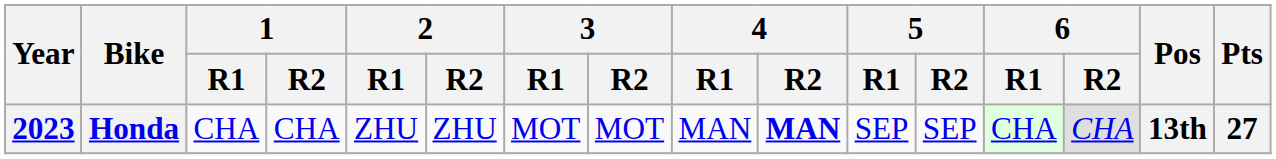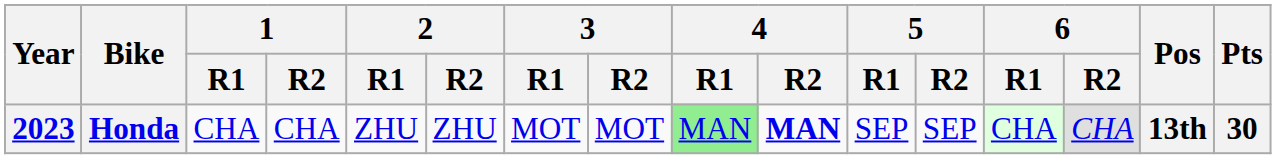(715, 128) no background -> (715, 128) lightgreen background
(1242, 128) 27 -> (1242, 128) 30
